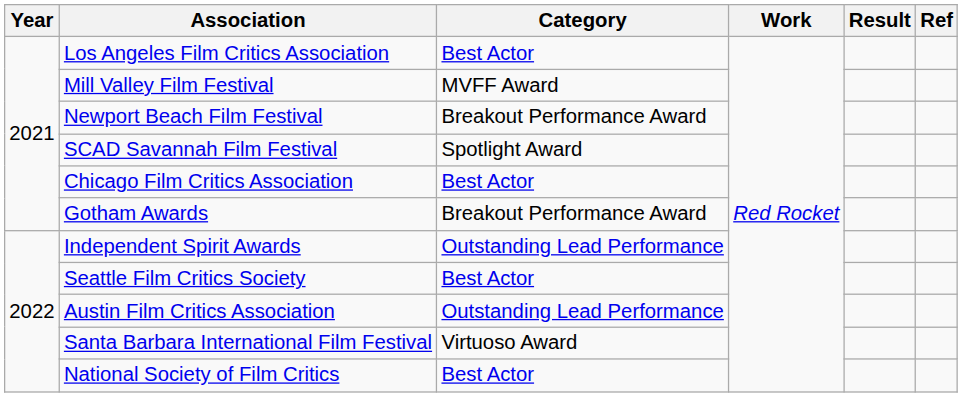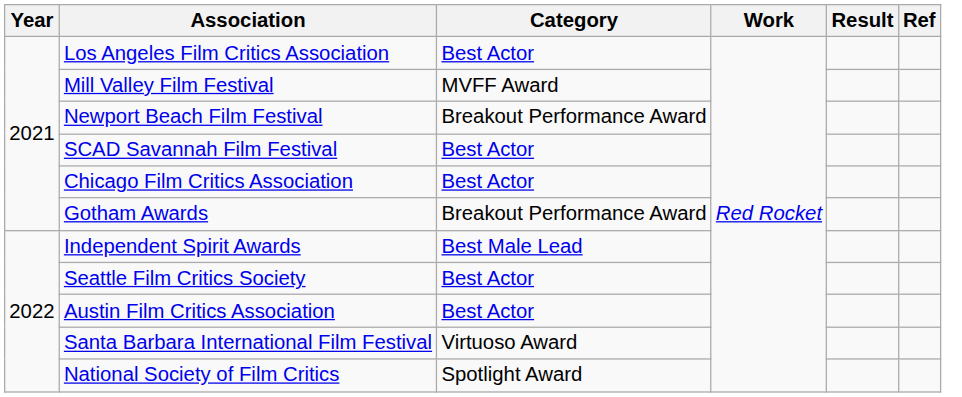(512, 149) Spotlight Award -> (488, 149) Best Actor
(583, 246) Outstanding Lead Performance -> (512, 246) Best Male Lead
(583, 310) Outstanding Lead Performance -> (488, 310) Best Actor
(488, 375) Best Actor -> (512, 375) Spotlight Award
